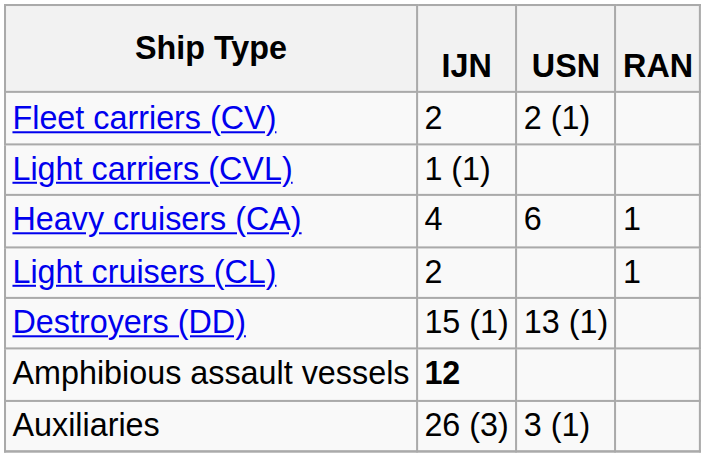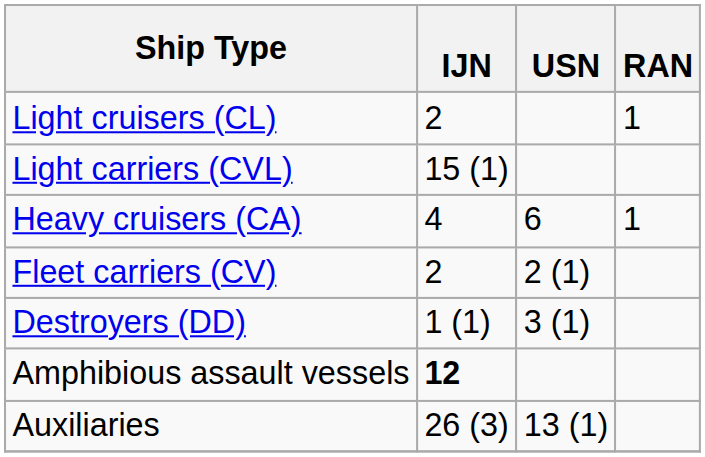rows swapped: (144, 117) <-> (144, 271)
(458, 169) 1 (1) -> (467, 169) 15 (1)
(467, 322) 15 (1) -> (458, 322) 1 (1)
(566, 322) 13 (1) -> (557, 322) 3 (1)
(557, 425) 3 (1) -> (566, 425) 13 (1)
